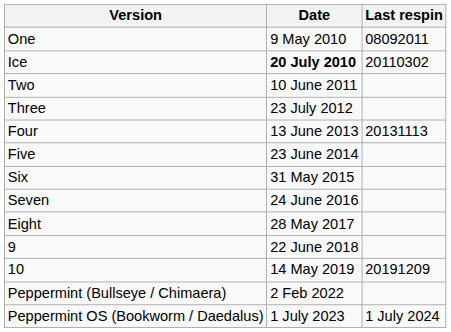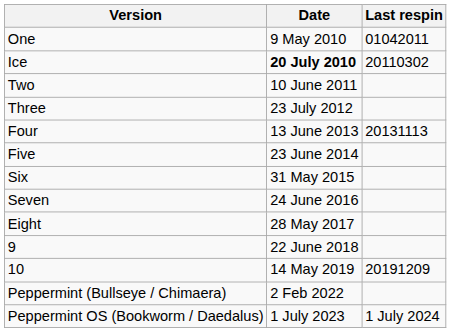(397, 39) 08092011 -> (397, 39) 01042011
